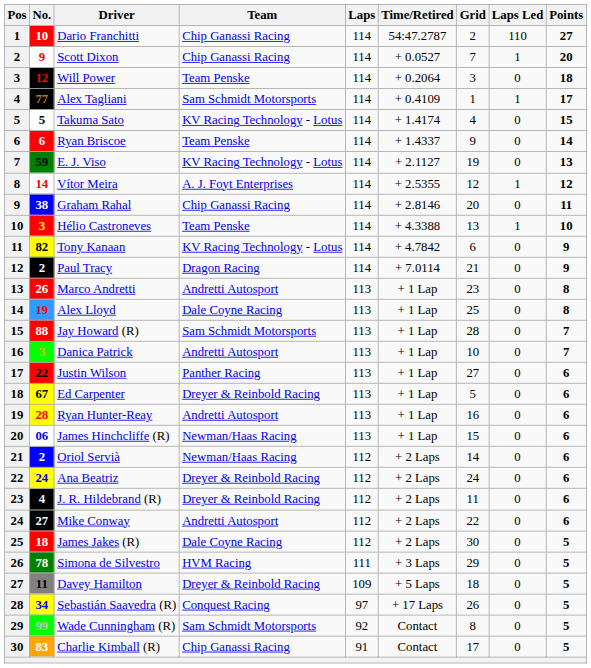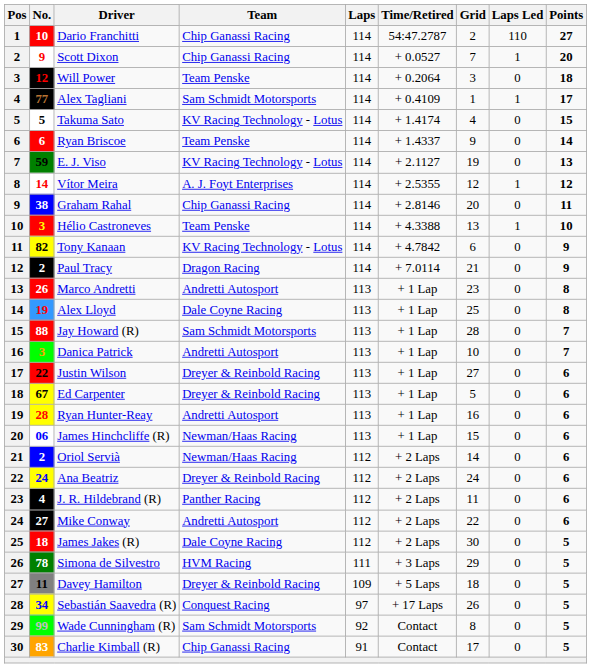(221, 373) Panther Racing -> (251, 373) Dreyer & Reinbold Racing
(251, 499) Dreyer & Reinbold Racing -> (221, 499) Panther Racing
